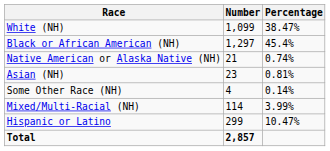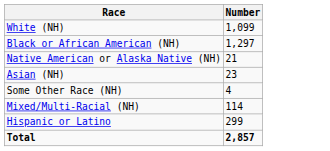- column: (294, 12)
